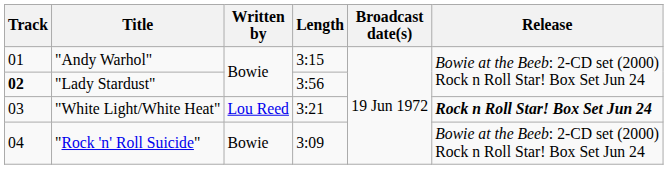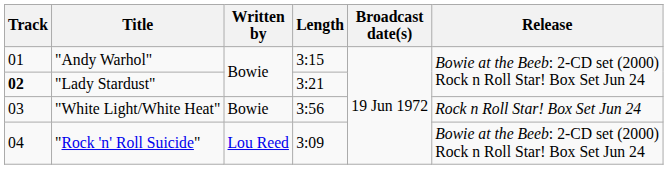(310, 84) 3:56 -> (310, 84) 3:21
(258, 109) Lou Reed -> (248, 109) Bowie
(310, 109) 3:21 -> (310, 109) 3:56
(543, 109) bold -> (538, 109) normal
(248, 142) Bowie -> (258, 142) Lou Reed
